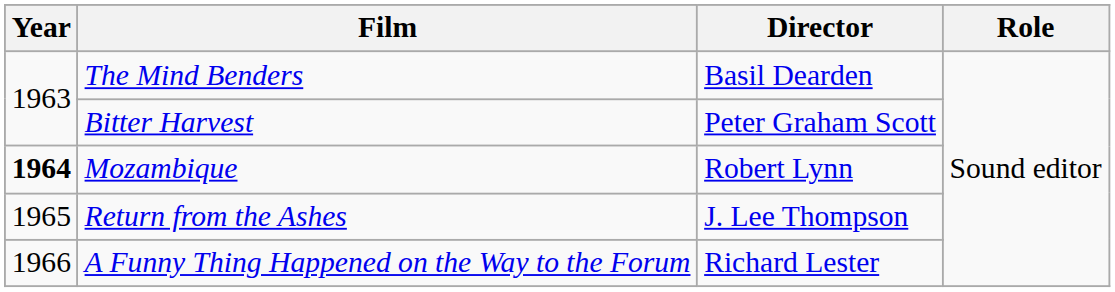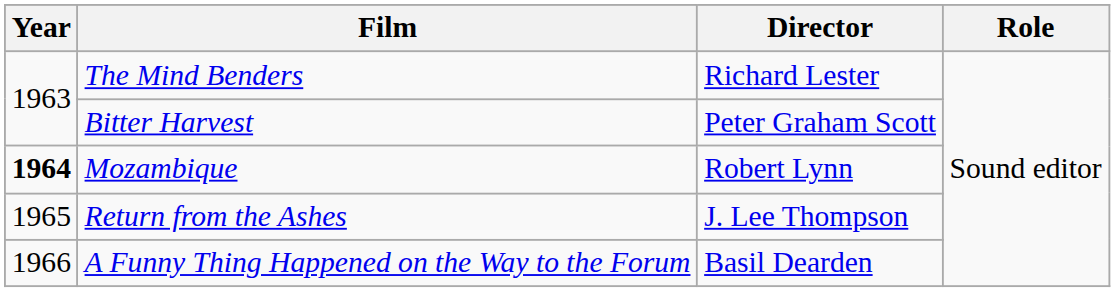(788, 74) Basil Dearden -> (792, 74) Richard Lester
(792, 262) Richard Lester -> (788, 262) Basil Dearden
